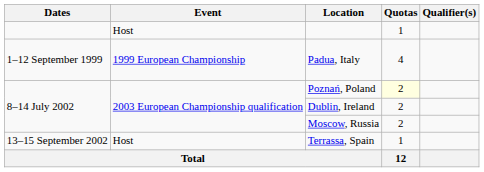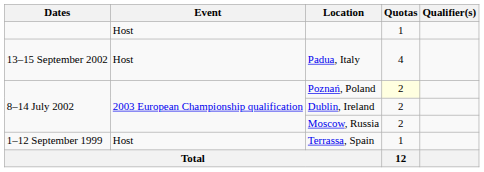(55, 59) 1–12 September 1999 -> (57, 59) 13–15 September 2002
(179, 59) 1999 European Championship -> (123, 59) Host
(57, 141) 13–15 September 2002 -> (55, 141) 1–12 September 1999
